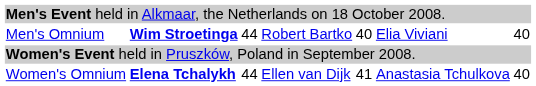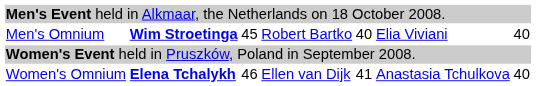(249, 34) 44 -> (249, 34) 45
(249, 74) 44 -> (249, 74) 46
